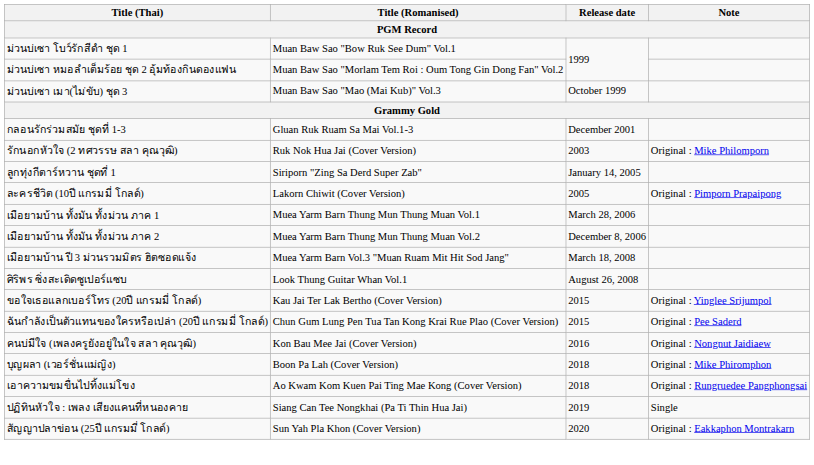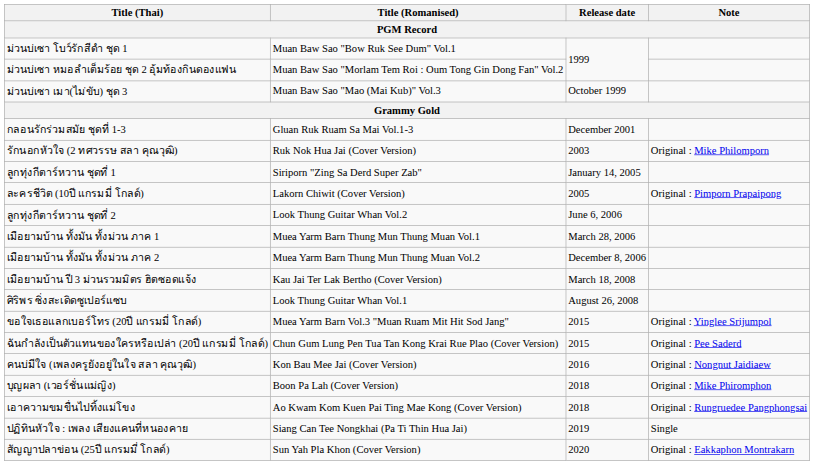+ row: (61, 215)
(391, 257) Muea Yarm Barn Vol.3 "Muan Ruam Mit Hit Sod Jang" -> (357, 279) Kau Jai Ter Lak Bertho (Cover Version)
(357, 300) Kau Jai Ter Lak Bertho (Cover Version) -> (391, 321) Muea Yarm Barn Vol.3 "Muan Ruam Mit Hit Sod Jang"
